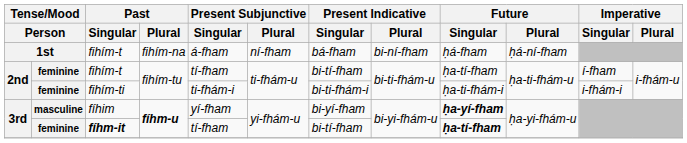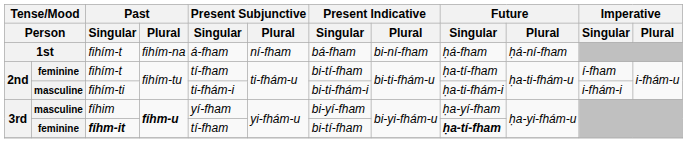(58, 90) feminine -> (58, 90) masculine
(473, 109) bold -> (472, 109) normal
